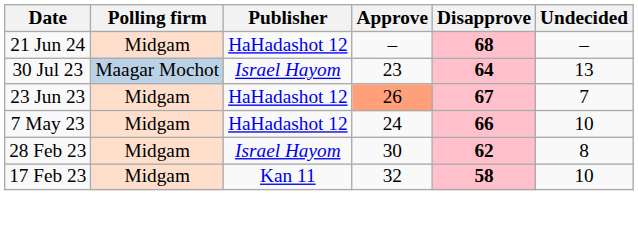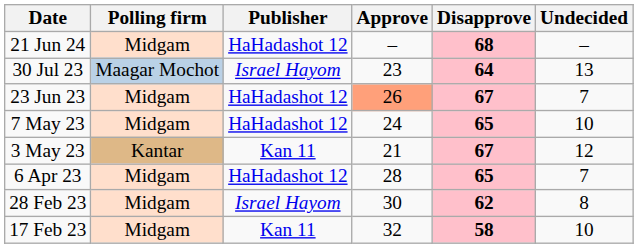(484, 123) 66 -> (484, 123) 65
+ row: (48, 150)
+ row: (48, 176)
